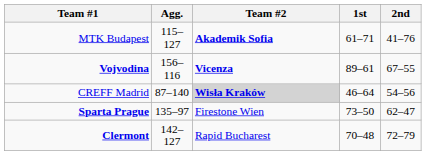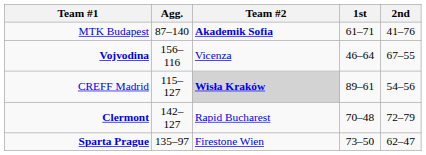(172, 37) 115–127 -> (172, 31) 87–140
(214, 68) bold -> (213, 55) normal
(360, 68) 89–61 -> (360, 55) 46–64
(172, 93) 87–140 -> (172, 86) 115–127
(360, 93) 46–64 -> (360, 86) 89–61
rows swapped: (126, 135) <-> (114, 111)
